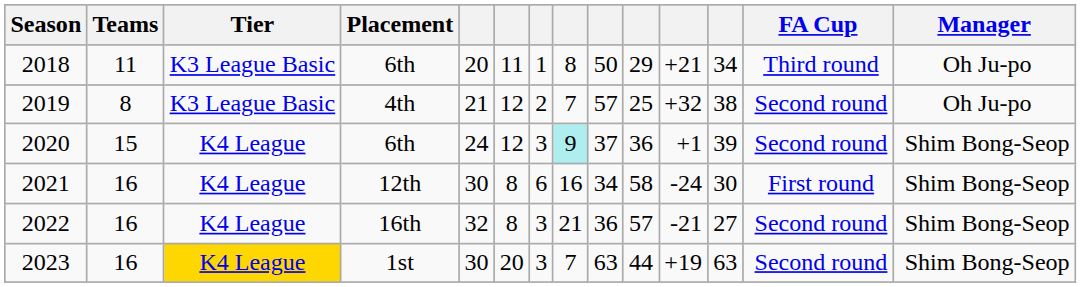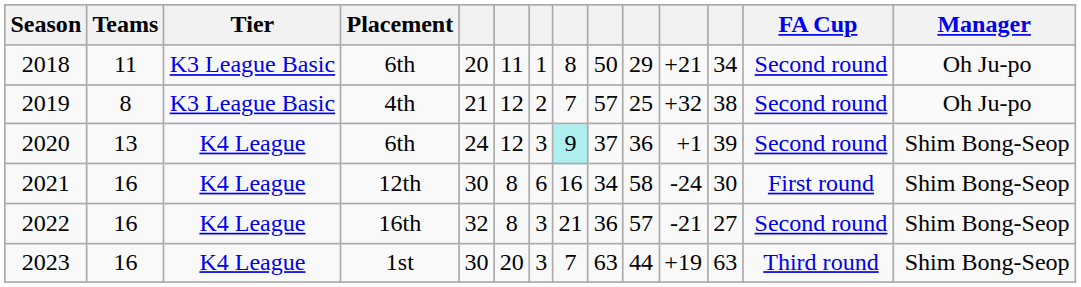(818, 64) Third round -> (818, 64) Second round
(125, 143) 15 -> (125, 143) 13
(252, 262) gold background -> (252, 262) no background
(818, 262) Second round -> (818, 262) Third round
